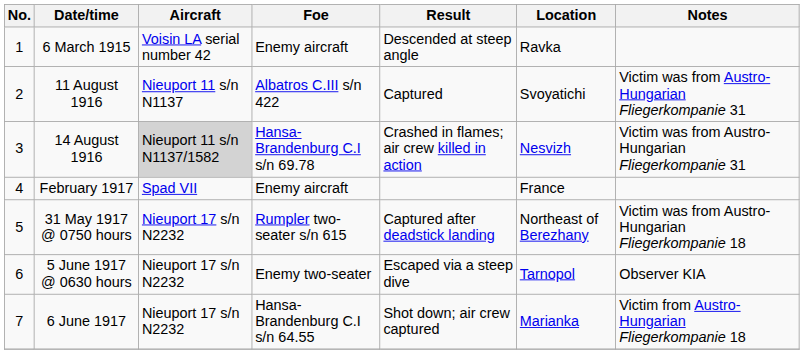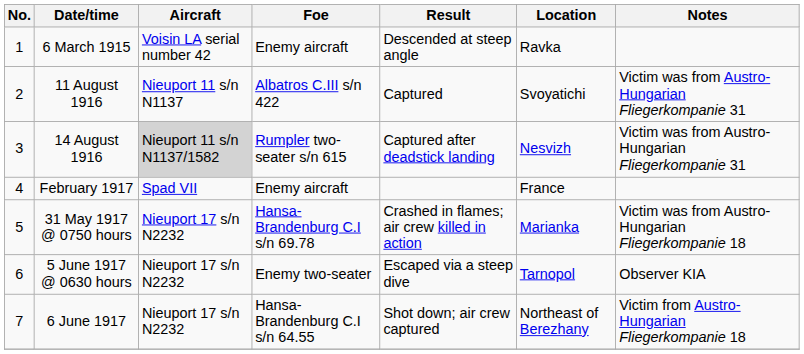(308, 149) Hansa-Brandenburg C.I s/n 69.78 -> (301, 149) Rumpler two-seater s/n 615
(443, 149) Crashed in flames; air crew killed in action -> (439, 149) Captured after deadstick landing
(301, 227) Rumpler two-seater s/n 615 -> (308, 227) Hansa-Brandenburg C.I s/n 69.78
(439, 227) Captured after deadstick landing -> (443, 227) Crashed in flames; air crew killed in action
(559, 227) Northeast of Berezhany -> (549, 227) Marianka
(549, 321) Marianka -> (559, 321) Northeast of Berezhany
